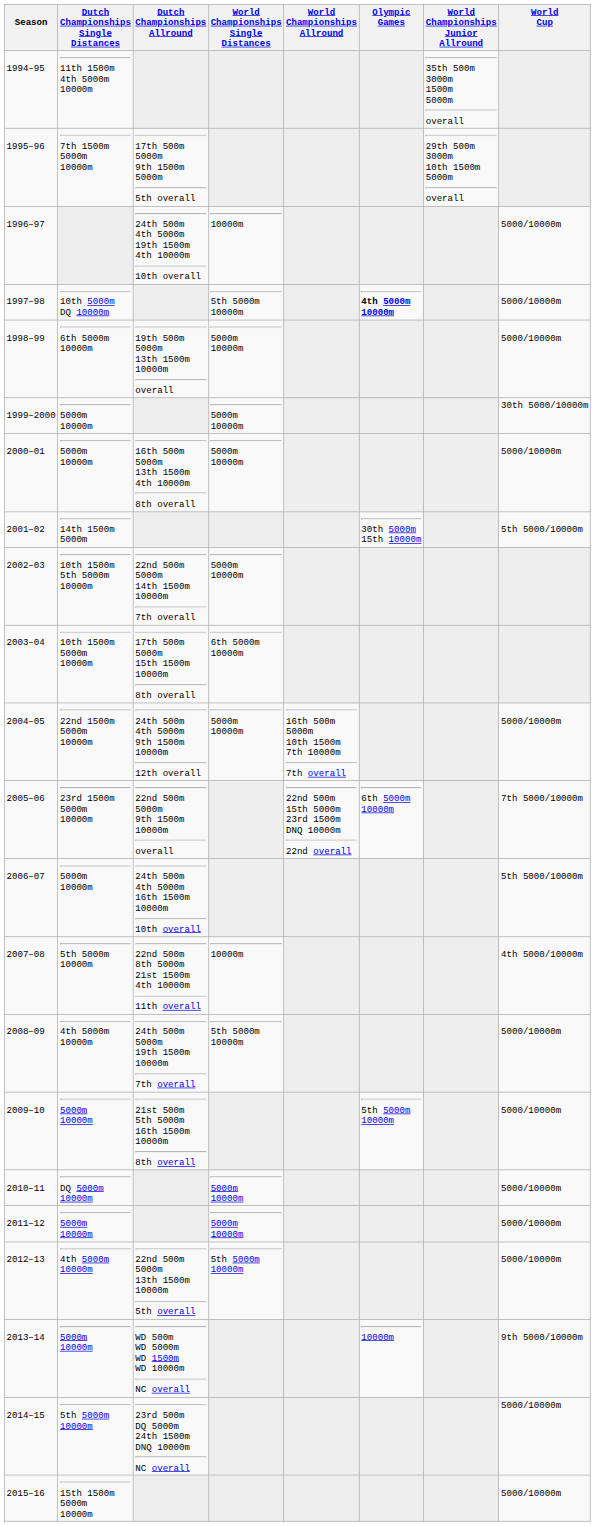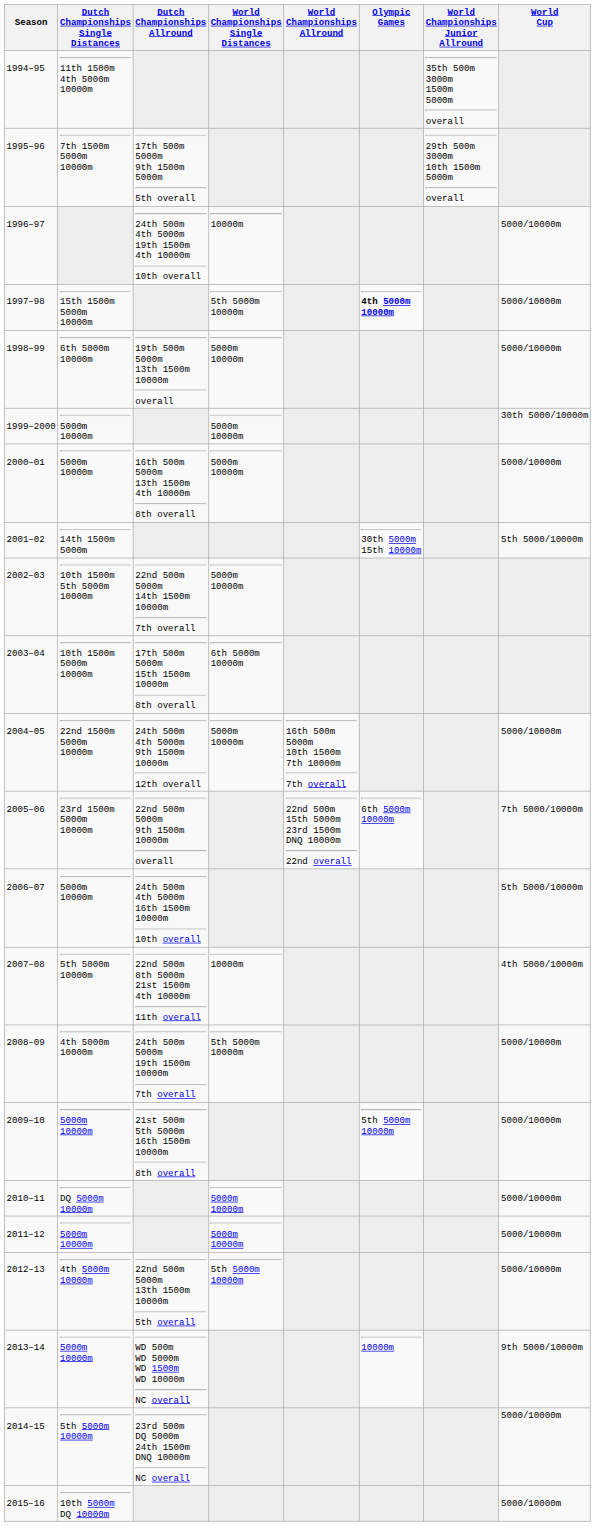(95, 304) 10th 5000m DQ 10000m -> (95, 310) 15th 1500m 5000m 10000m
(95, 1501) 15th 1500m 5000m 10000m -> (95, 1506) 10th 5000m DQ 10000m
